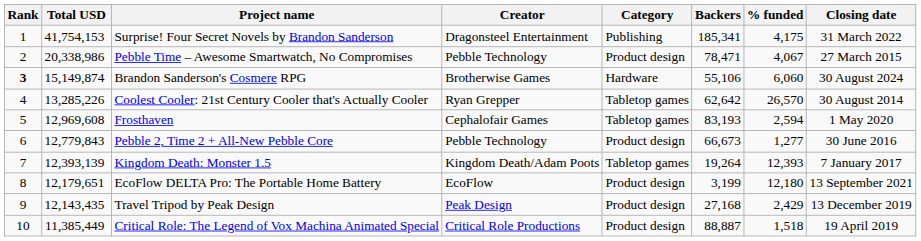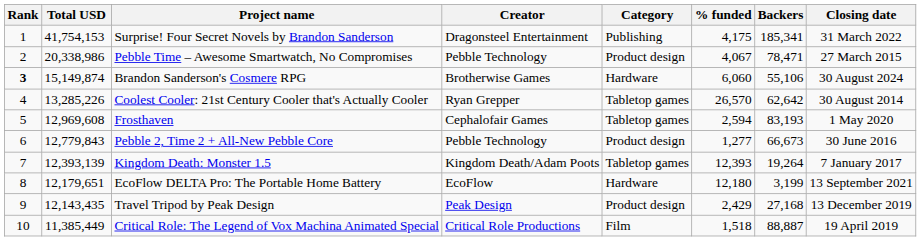columns swapped: (775, 15) <-> (718, 15)
(645, 183) Product design -> (632, 183) Hardware
(645, 225) Product design -> (618, 225) Film
